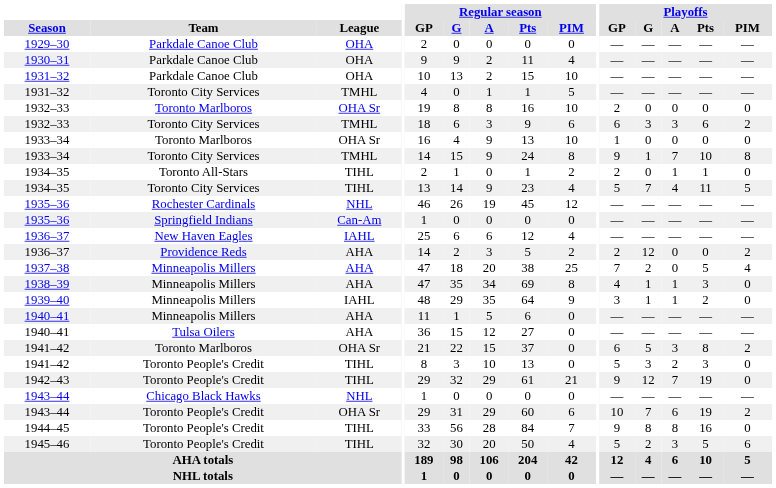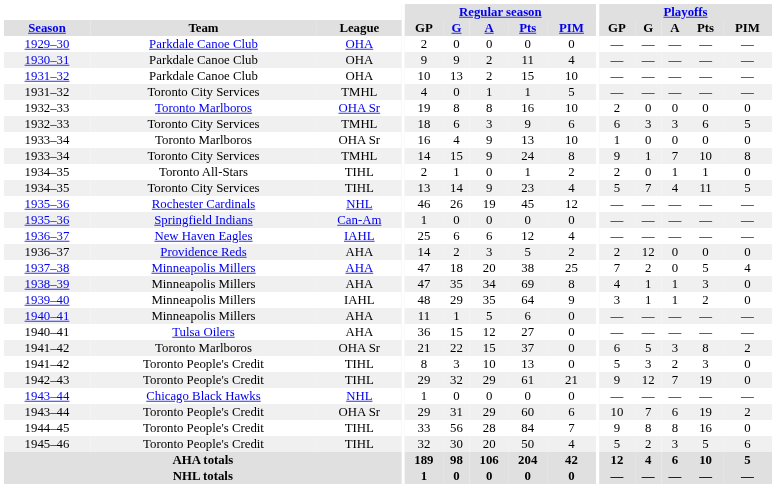(747, 124) 2 -> (747, 124) 5
(747, 252) 2 -> (747, 252) 0
